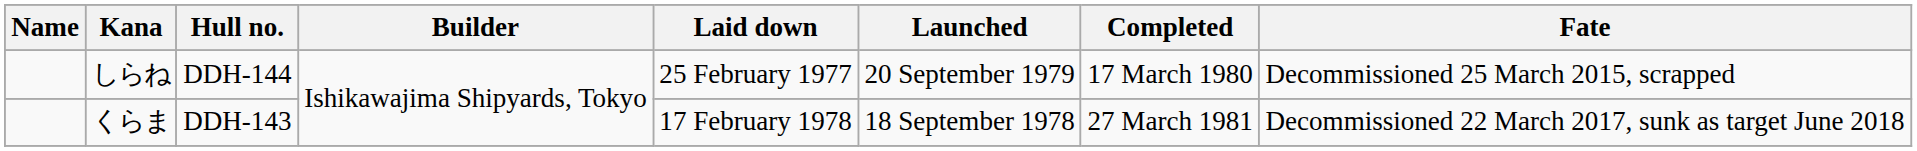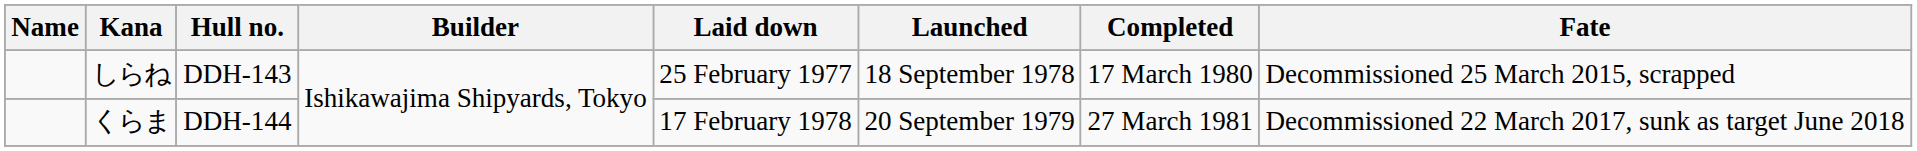(237, 73) DDH-144 -> (237, 73) DDH-143
(970, 73) 20 September 1979 -> (970, 73) 18 September 1978
(237, 122) DDH-143 -> (237, 122) DDH-144
(970, 122) 18 September 1978 -> (970, 122) 20 September 1979
